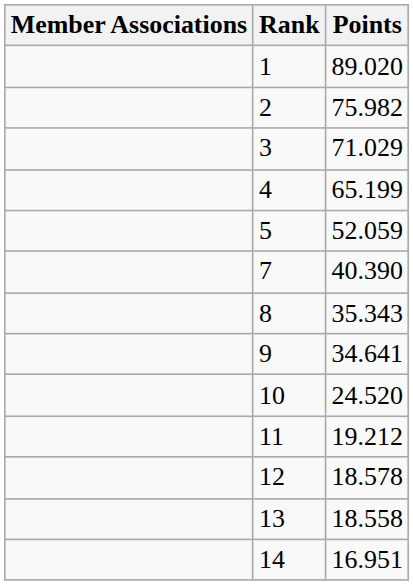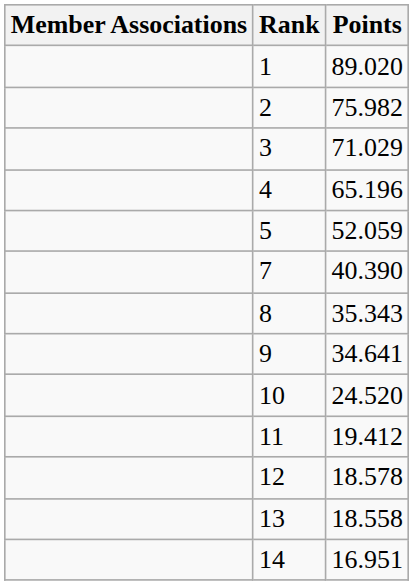(367, 189) 65.199 -> (367, 189) 65.196
(367, 436) 19.212 -> (367, 436) 19.412
